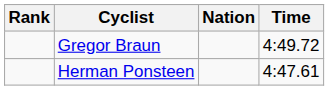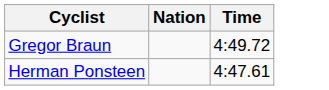- column: (29, 17)
